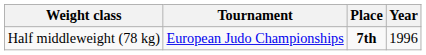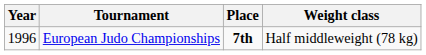columns swapped: (404, 15) <-> (84, 15)
